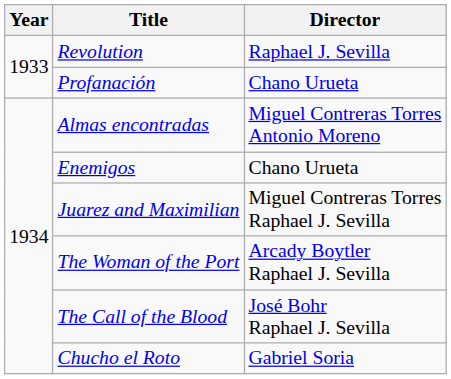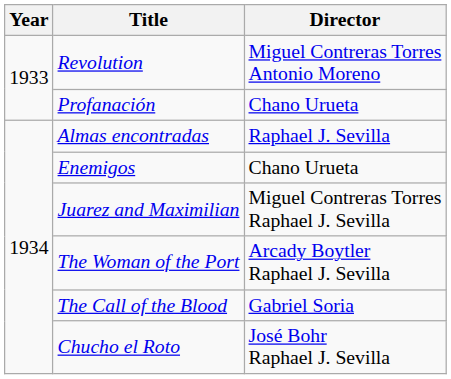(319, 51) Raphael J. Sevilla -> (345, 62) Miguel Contreras Torres Antonio Moreno
(345, 124) Miguel Contreras Torres Antonio Moreno -> (319, 135) Raphael J. Sevilla
(319, 316) José Bohr Raphael J. Sevilla -> (301, 305) Gabriel Soria
(301, 358) Gabriel Soria -> (319, 347) José Bohr Raphael J. Sevilla
